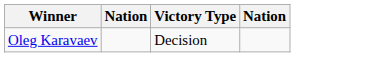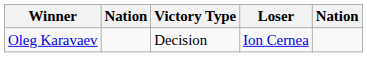+ column: (276, 16)
